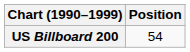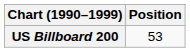(155, 36) 54 -> (155, 36) 53
